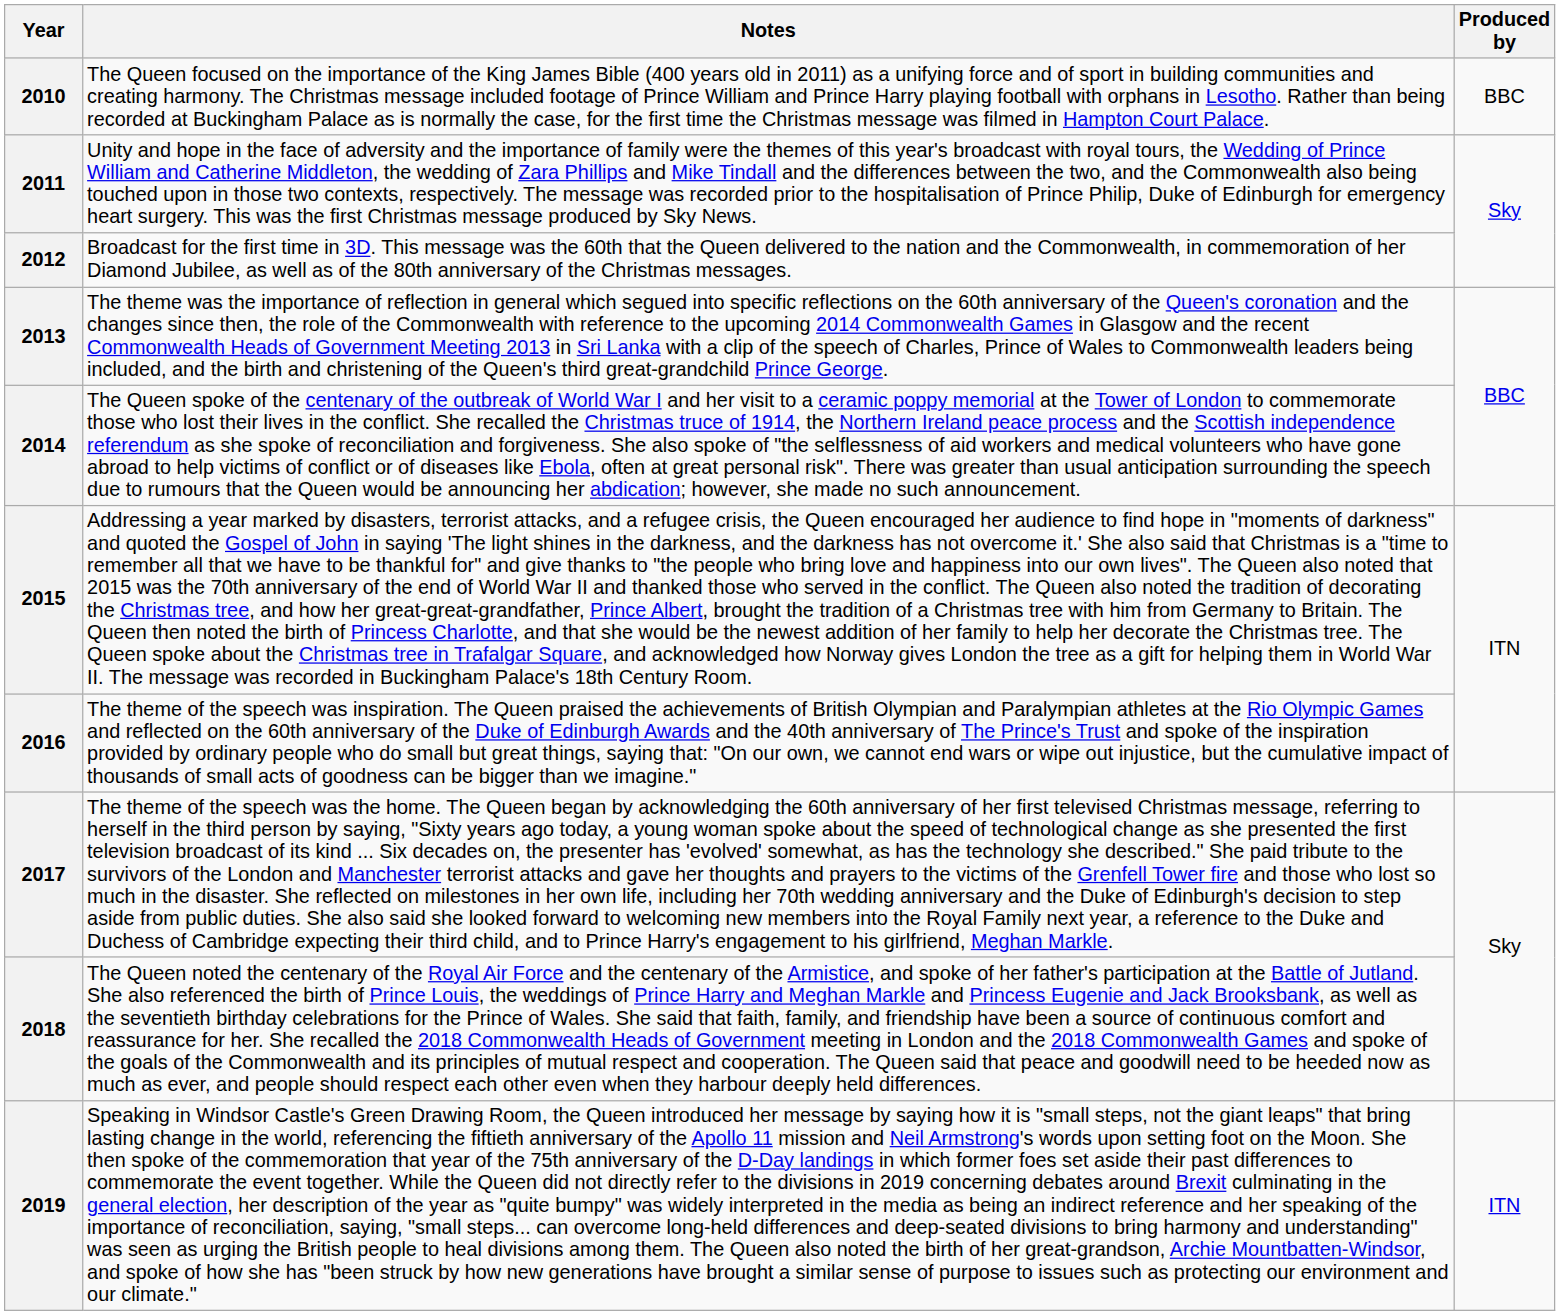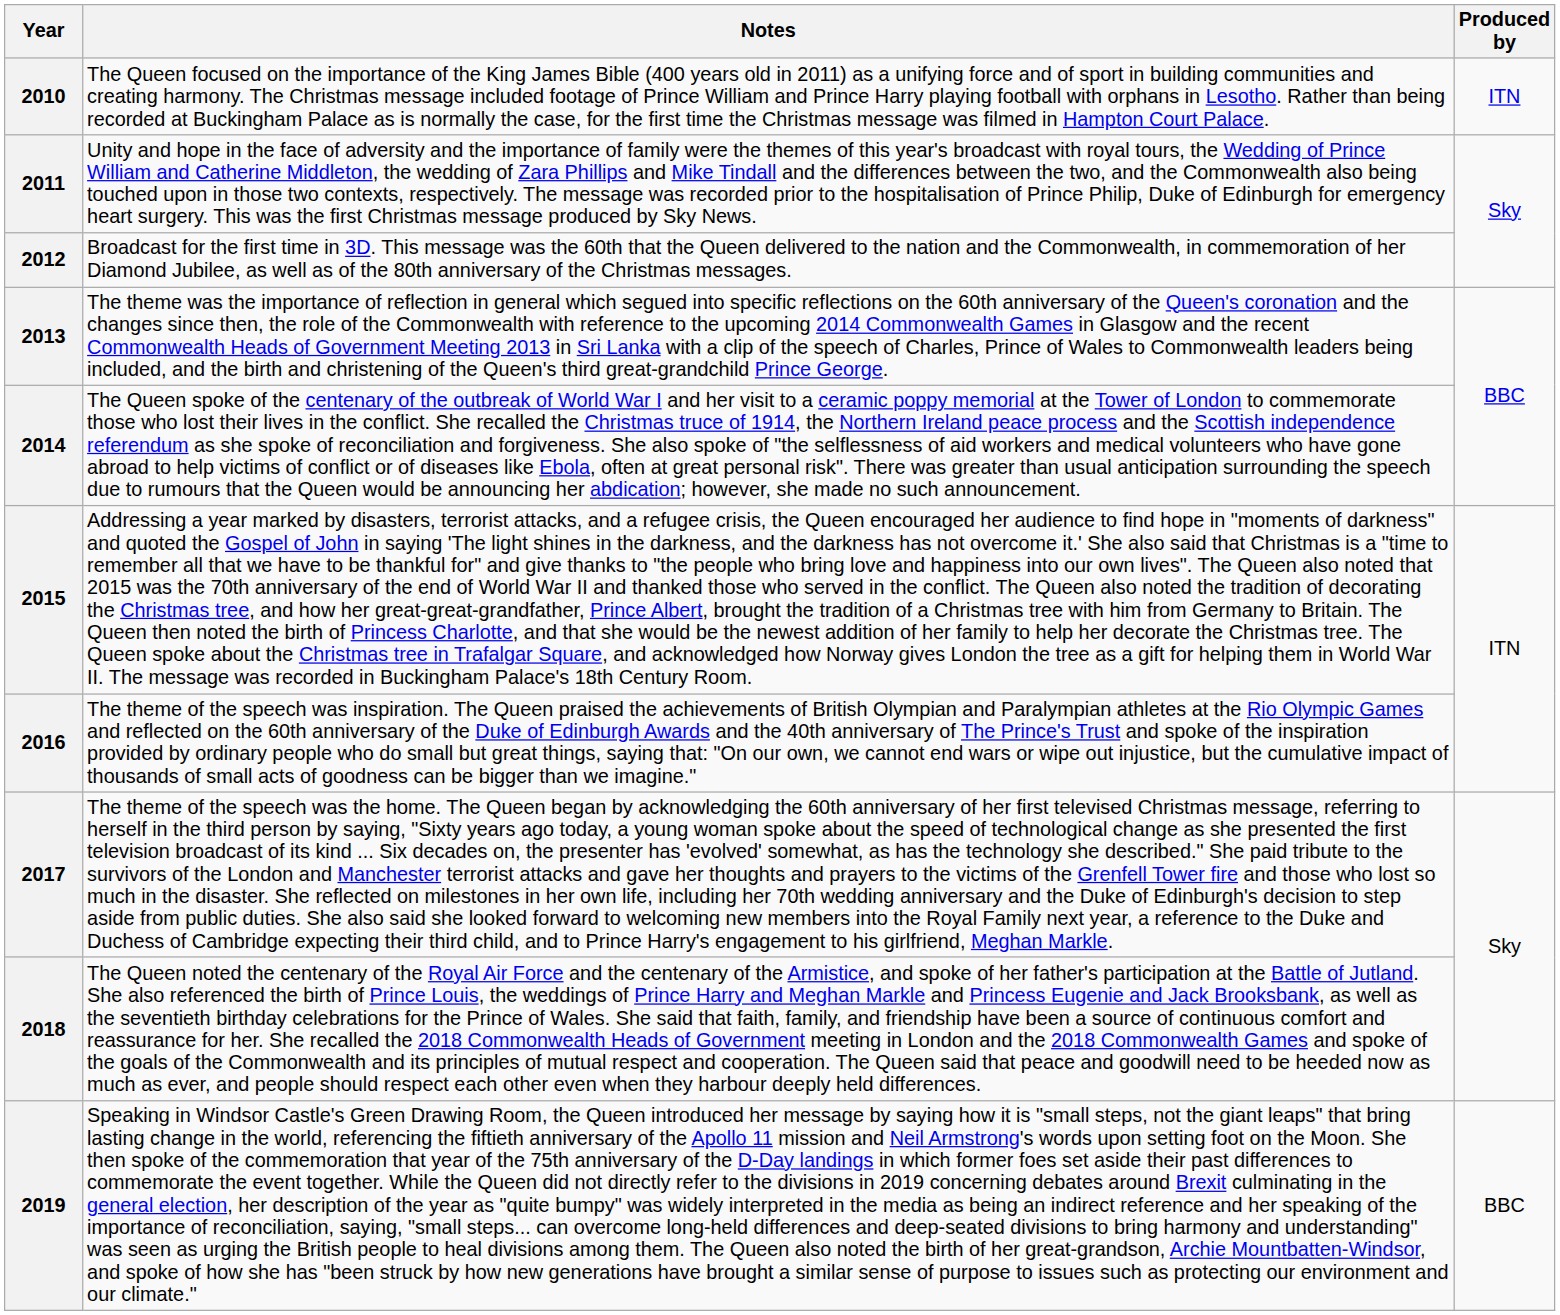(1504, 96) BBC -> (1504, 96) ITN
(1504, 1205) ITN -> (1504, 1205) BBC
